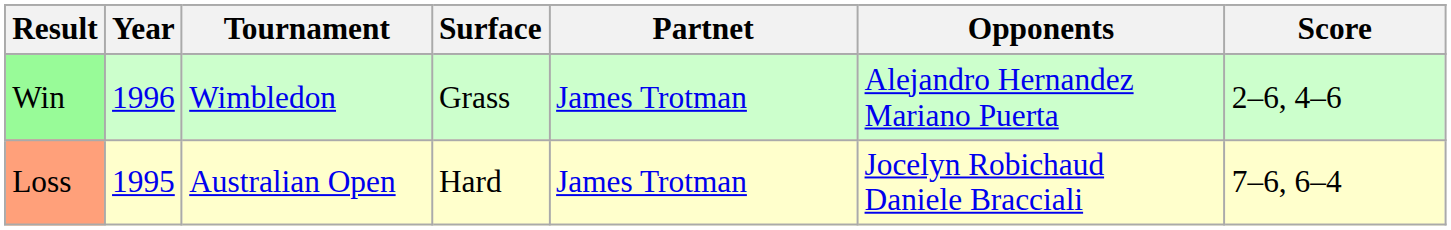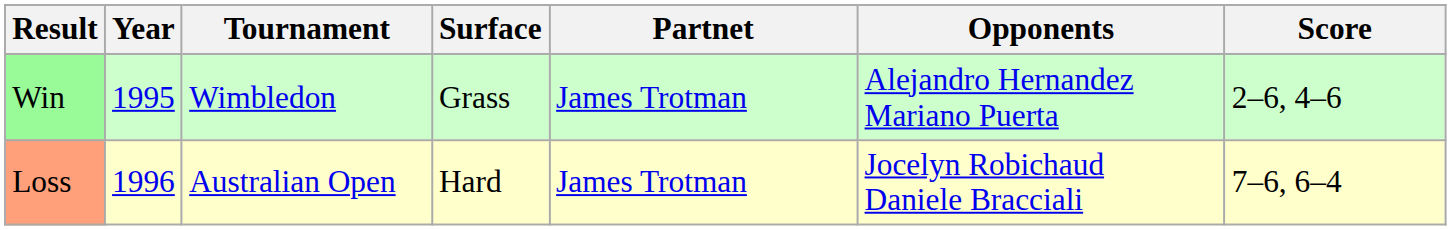(143, 96) 1996 -> (143, 96) 1995
(143, 181) 1995 -> (143, 181) 1996
